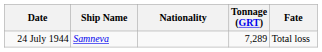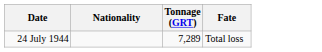- column: (104, 17)
